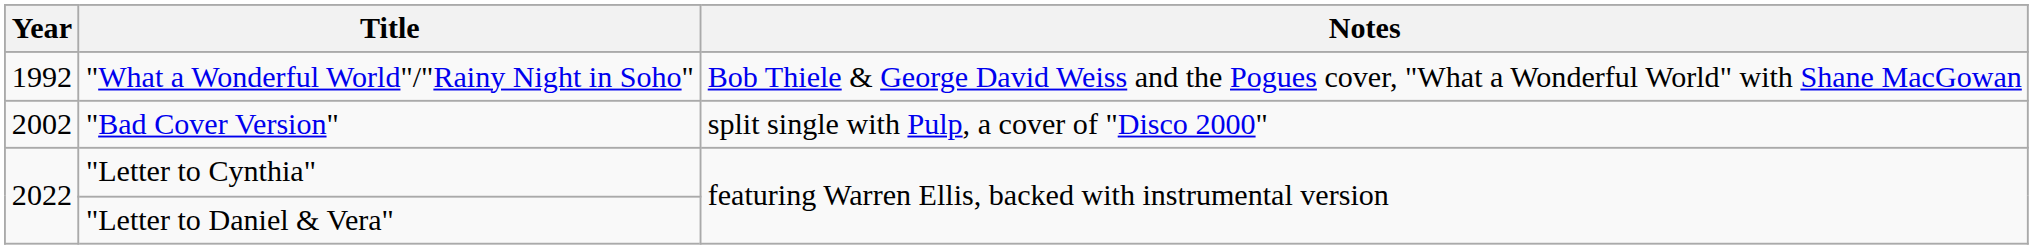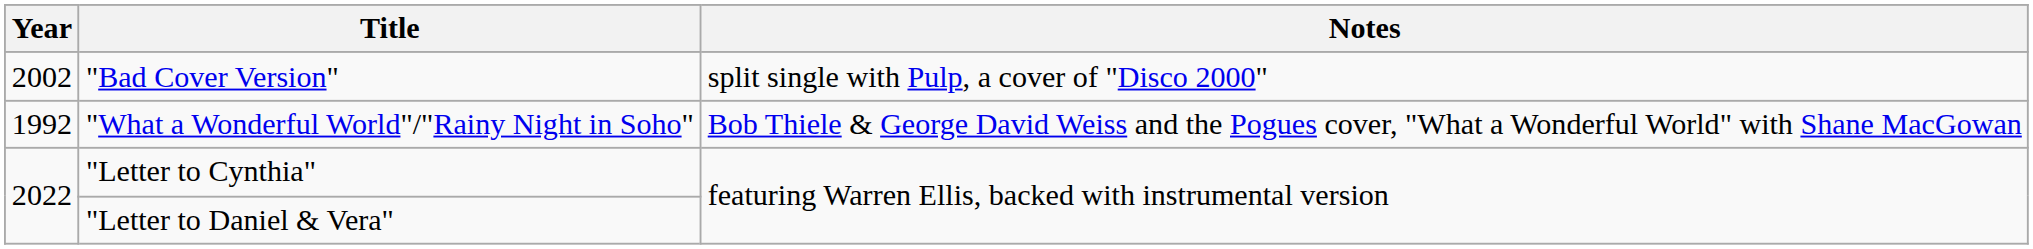rows swapped: (390, 76) <-> (212, 123)
